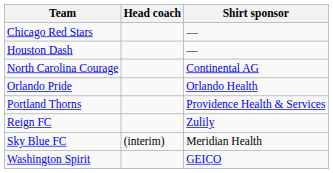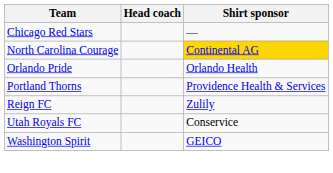- row: (40, 50)
(223, 68) no background -> (223, 50) gold background
- row: (37, 141)
+ row: (44, 123)
